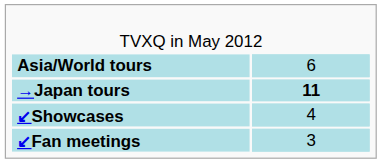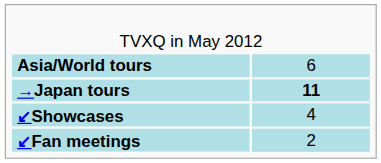(311, 140) 3 -> (311, 140) 2
